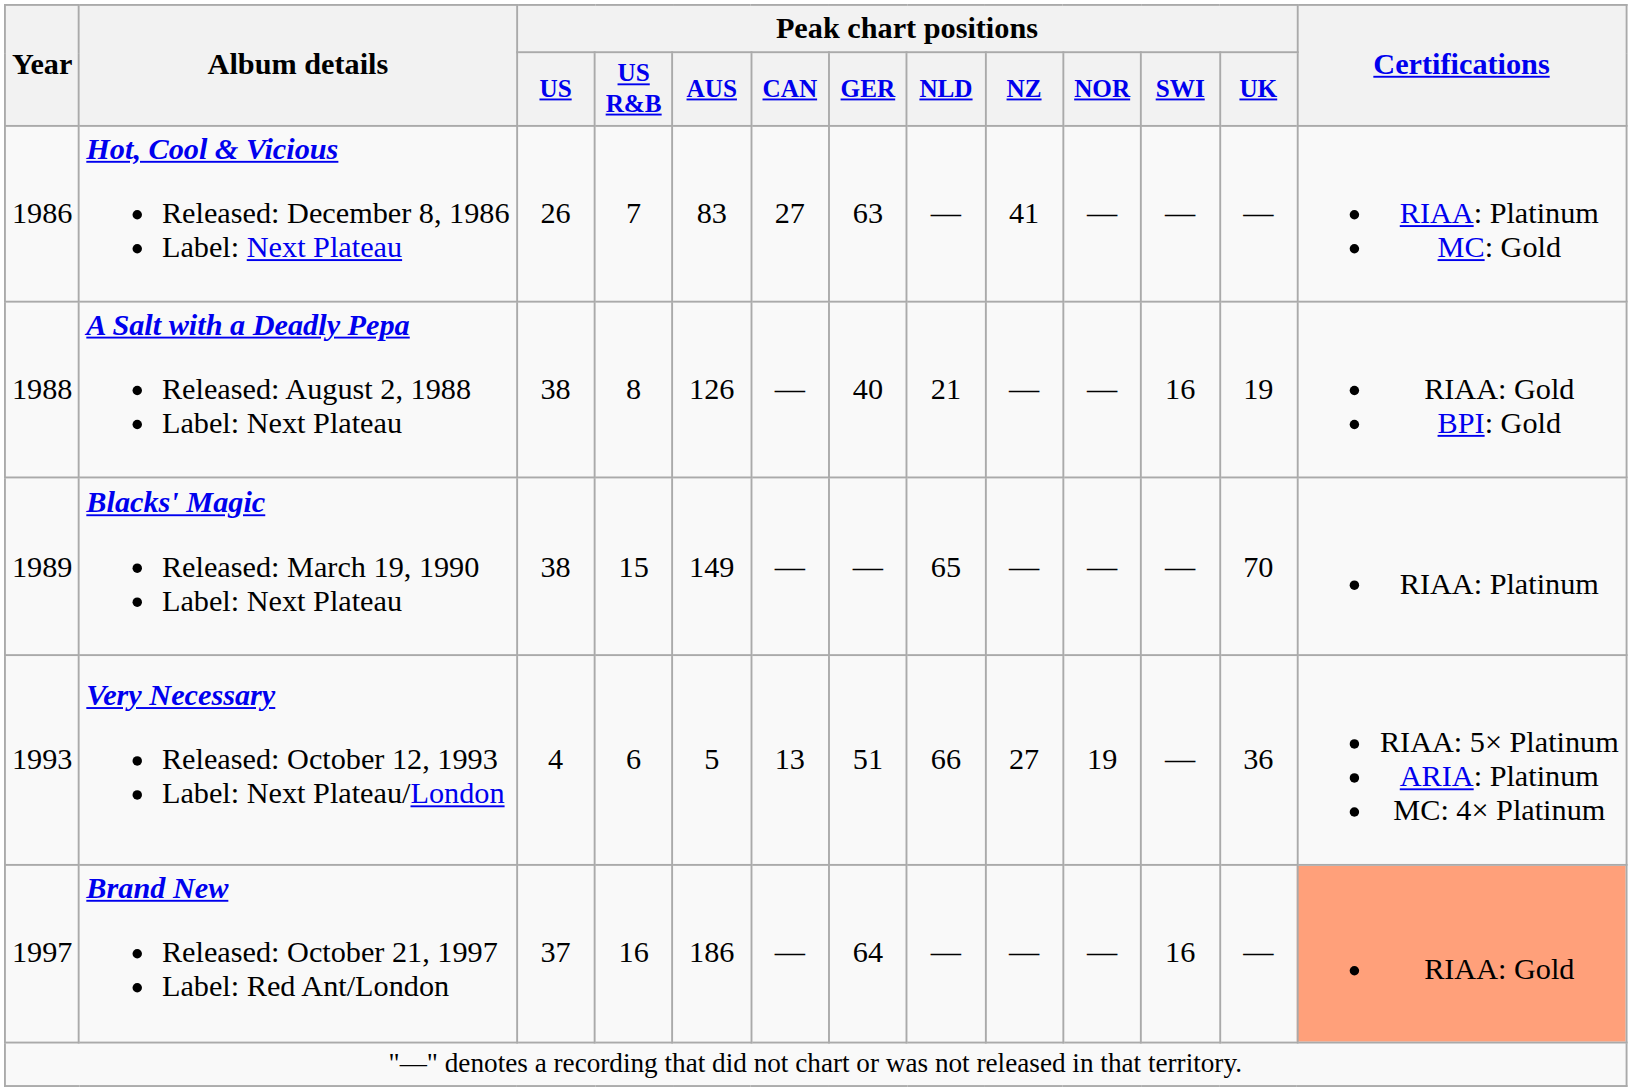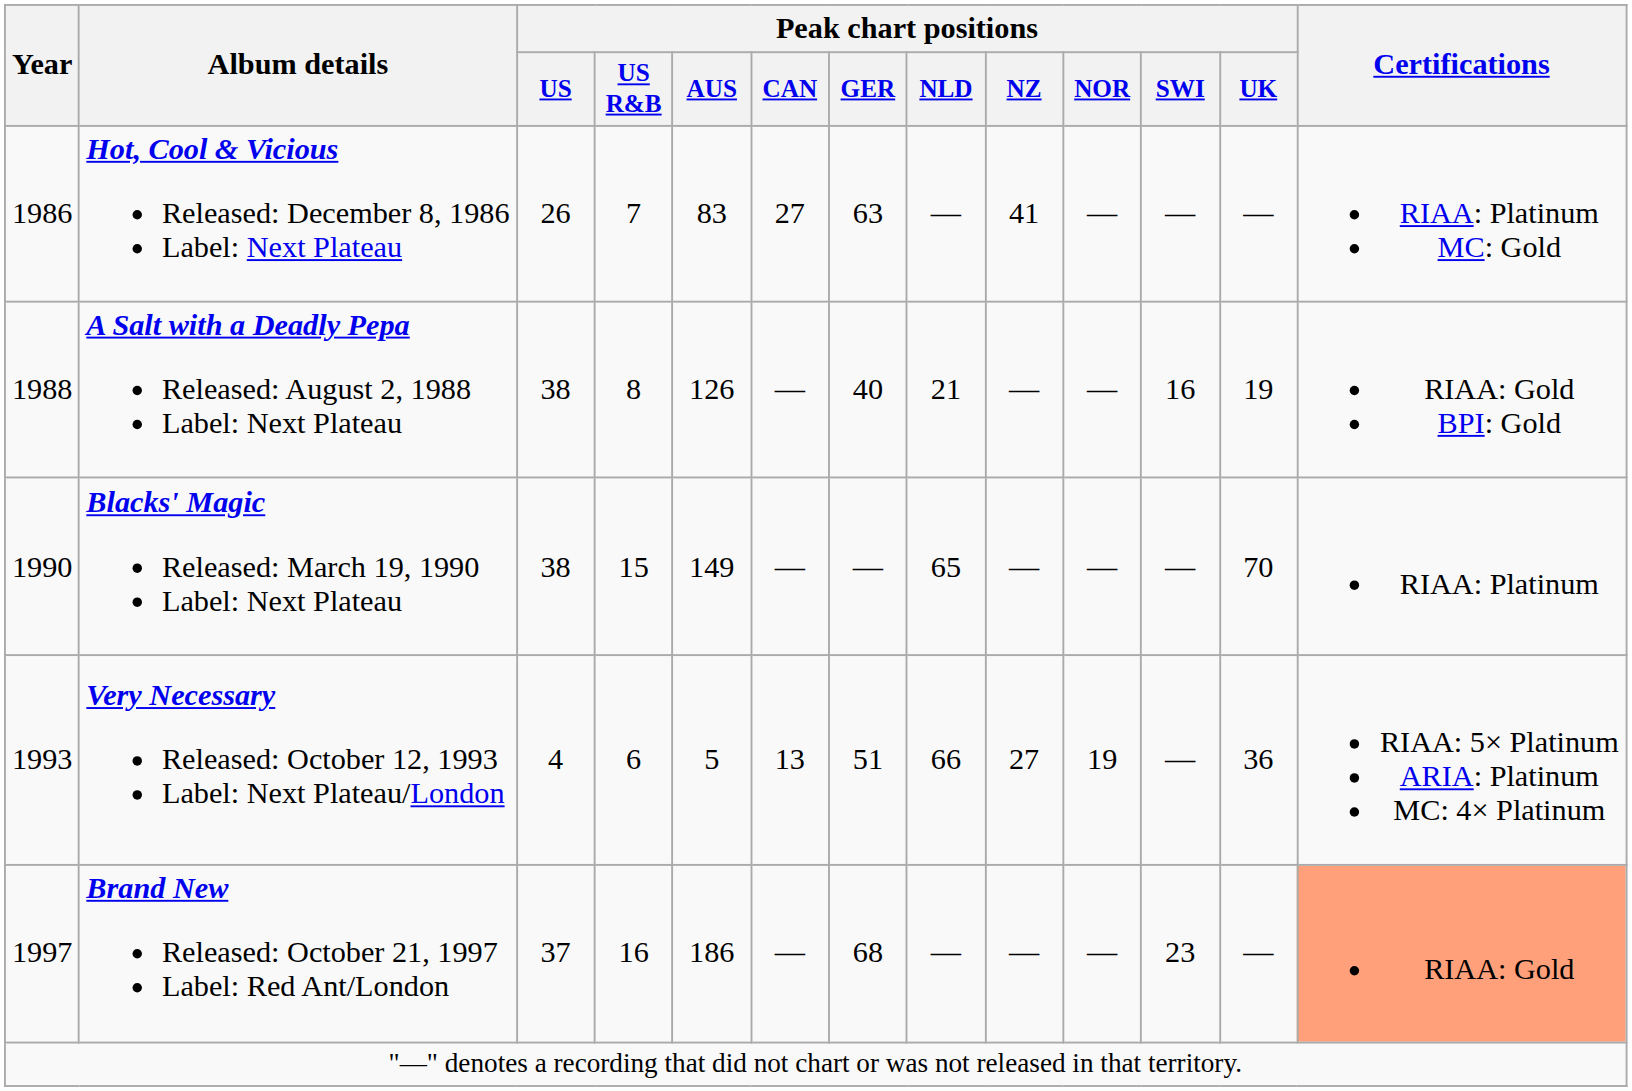(42, 566) 1989 -> (42, 566) 1990
(868, 953) 64 -> (868, 953) 68
(1180, 953) 16 -> (1180, 953) 23
